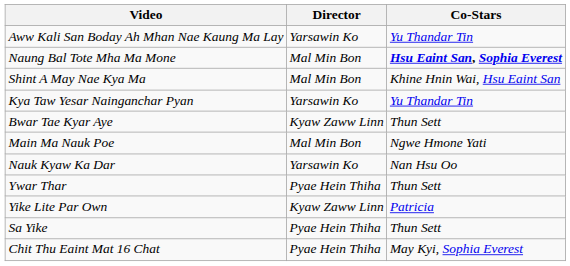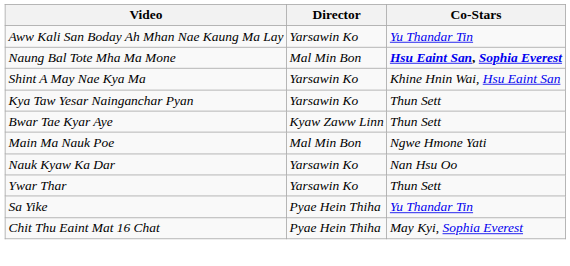(325, 79) Mal Min Bon -> (324, 79) Yarsawin Ko
(431, 100) Yu Thandar Tin -> (415, 100) Thun Sett
(335, 185) Pyae Hein Thiha -> (324, 185) Yarsawin Ko
- row: (58, 206)
(415, 228) Thun Sett -> (431, 206) Yu Thandar Tin
